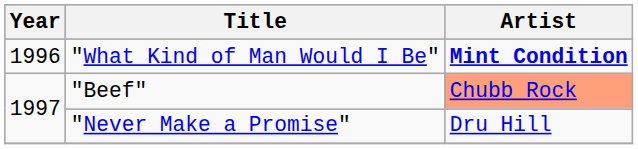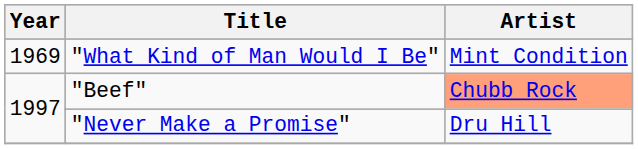(35, 57) 1996 -> (35, 57) 1969
(539, 57) bold -> (539, 57) normal
